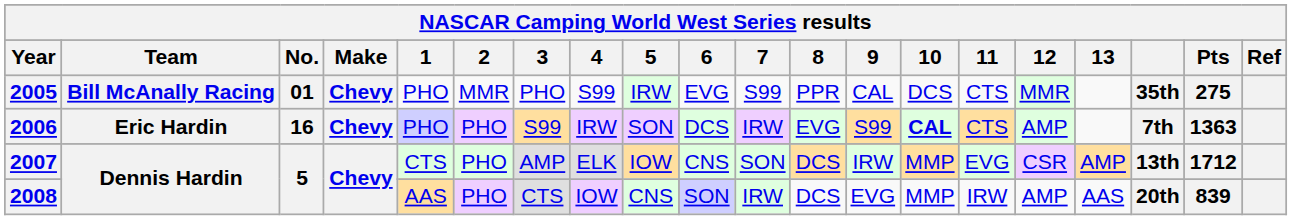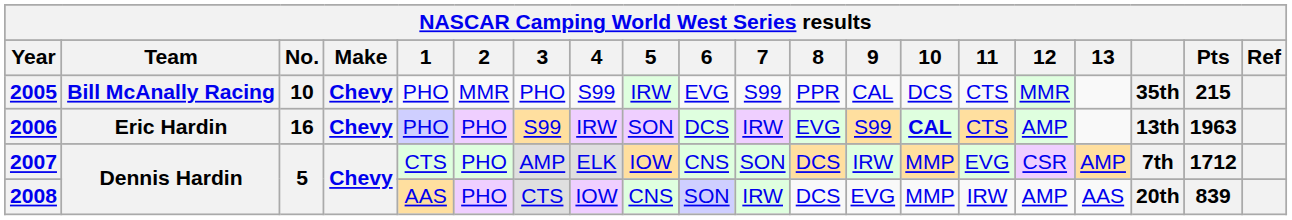(302, 92) 01 -> (302, 92) 10
(1213, 92) 275 -> (1213, 92) 215
(1158, 127) 7th -> (1158, 127) 13th
(1213, 127) 1363 -> (1213, 127) 1963
(1158, 162) 13th -> (1158, 162) 7th
